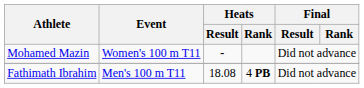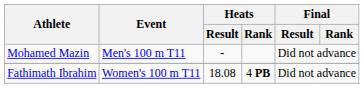(151, 54) Women's 100 m T11 -> (144, 54) Men's 100 m T11
(144, 73) Men's 100 m T11 -> (151, 73) Women's 100 m T11
